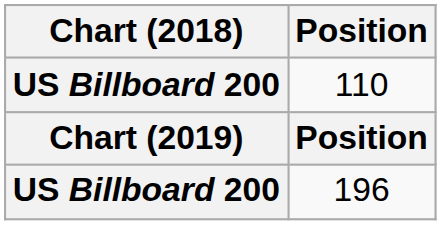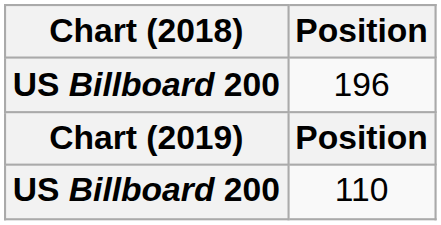rows swapped: (362, 84) <-> (362, 191)
